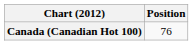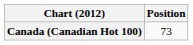(166, 31) 76 -> (166, 31) 73
